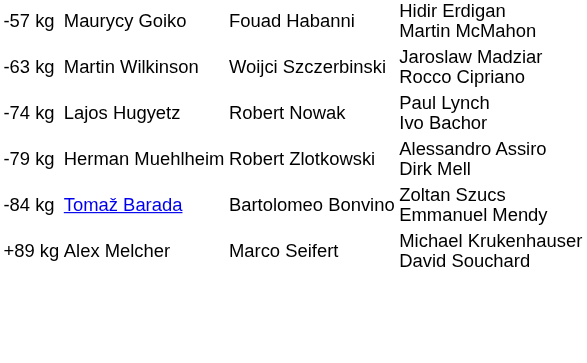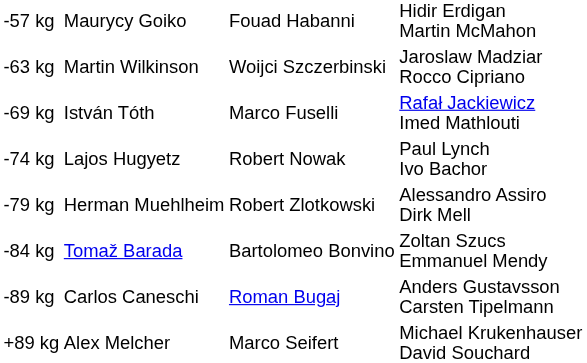+ row: (29, 113)
+ row: (29, 297)
